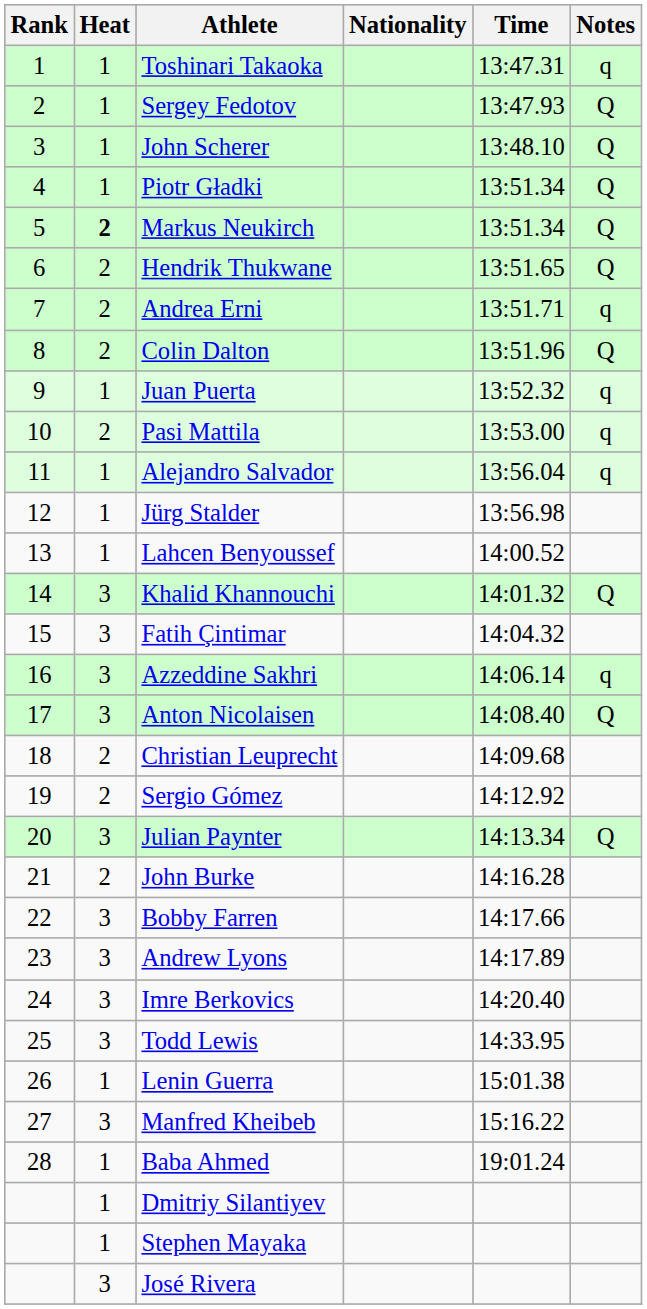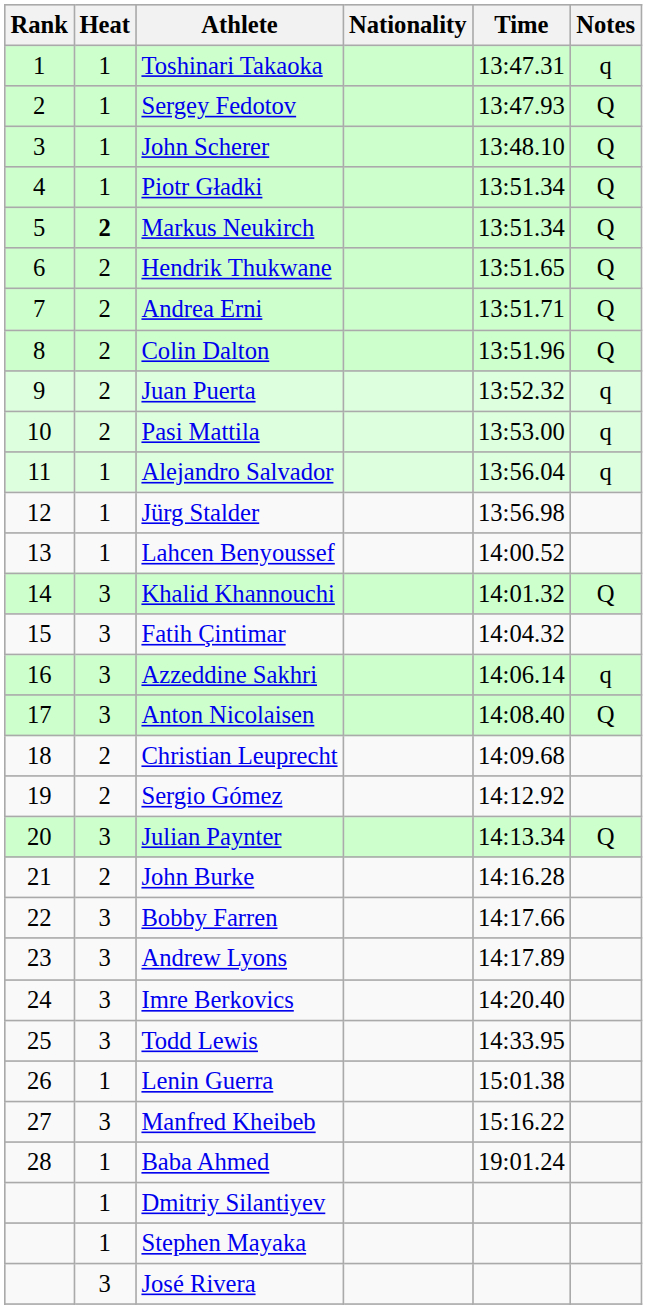(606, 309) q -> (606, 309) Q
(105, 390) 1 -> (105, 390) 2
